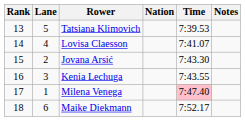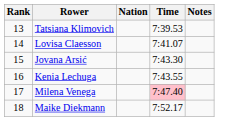- column: (46, 12)
